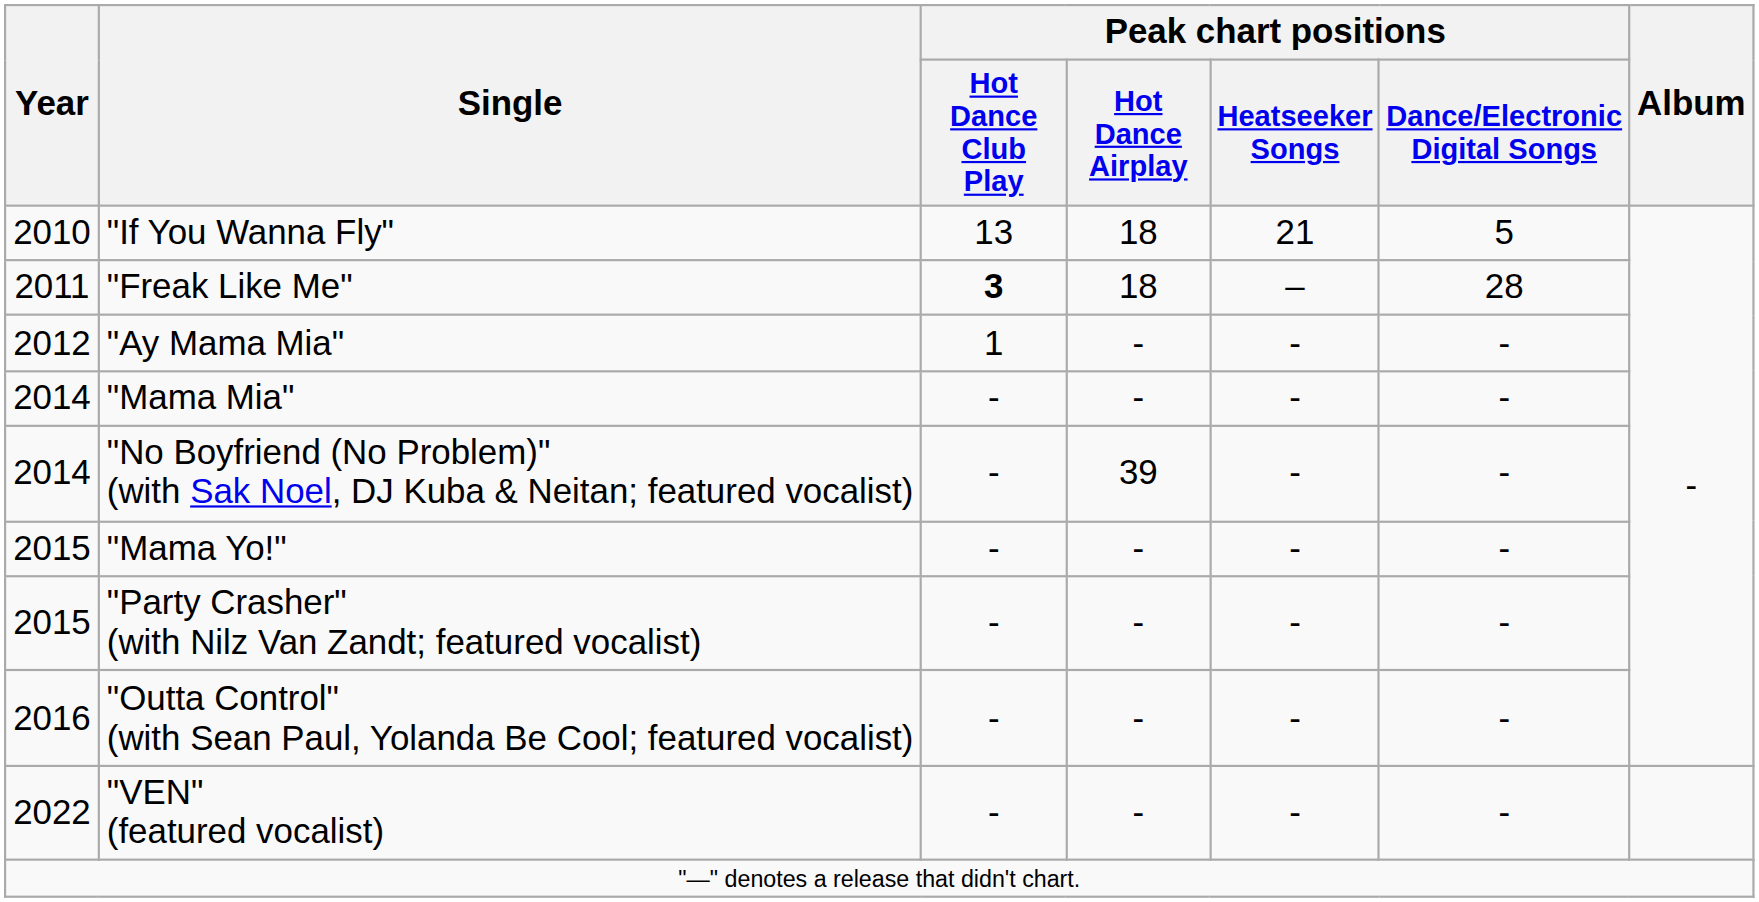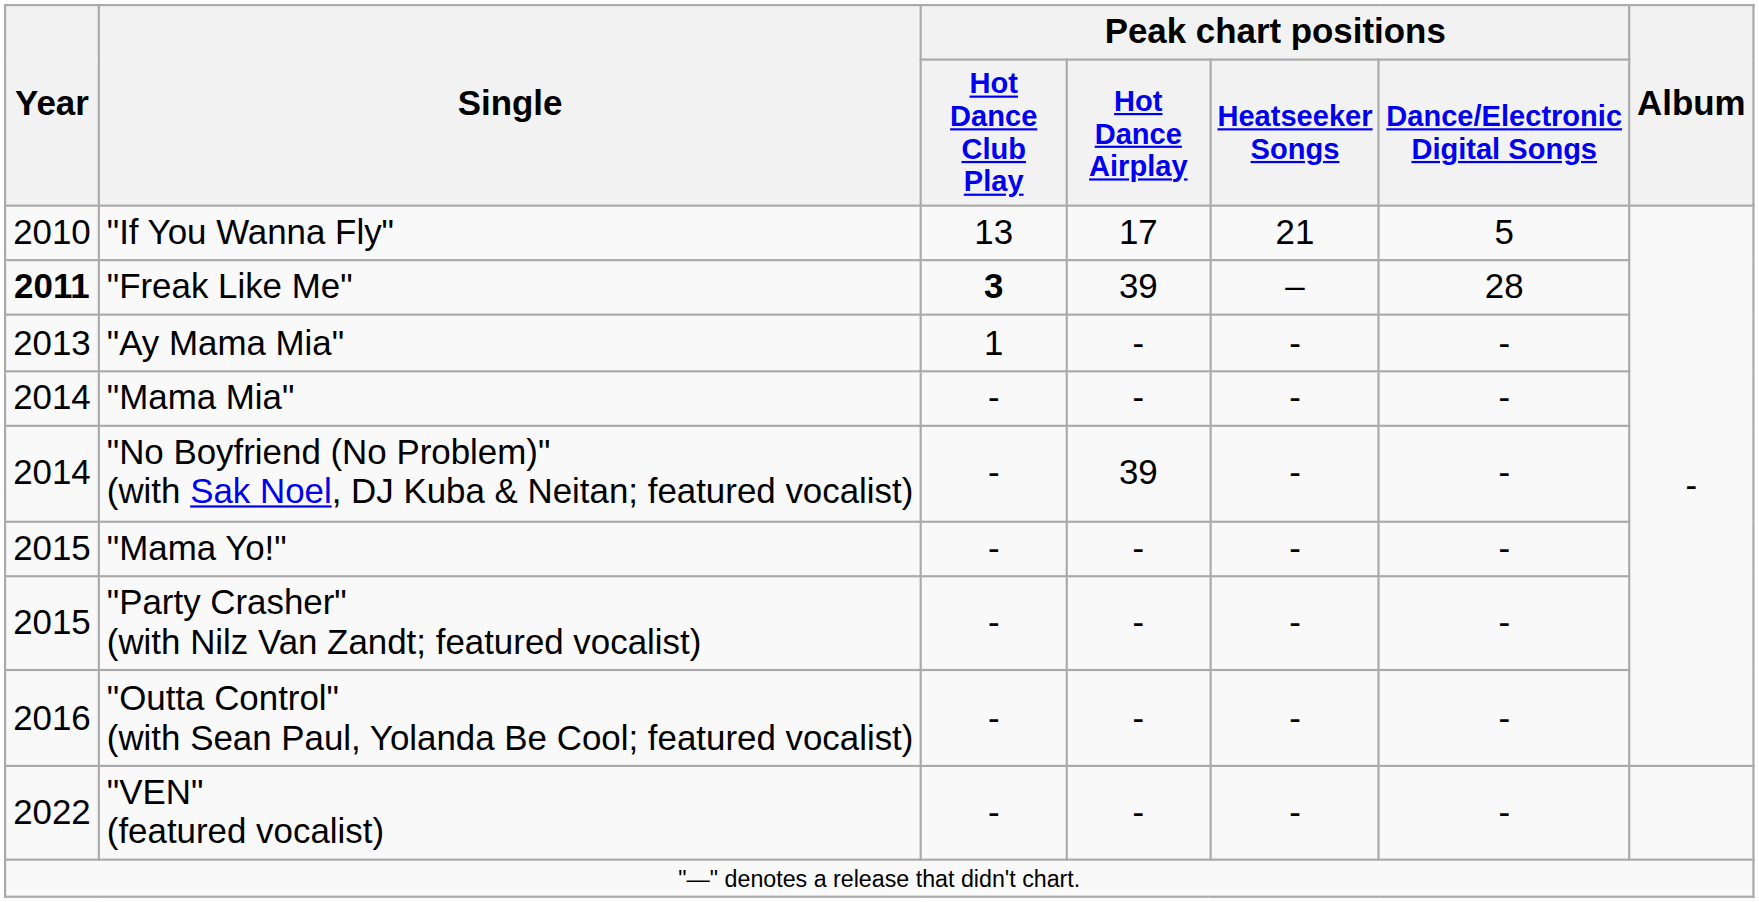(1138, 232) 18 -> (1138, 232) 17
(52, 287) normal -> (52, 287) bold
(1138, 287) 18 -> (1138, 287) 39
(52, 342) 2012 -> (52, 342) 2013
